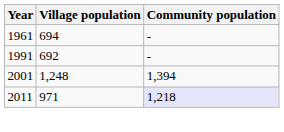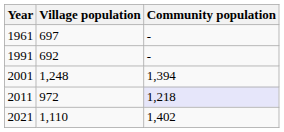(49, 35) 694 -> (49, 35) 697
(49, 96) 971 -> (49, 96) 972
+ row: (20, 117)
